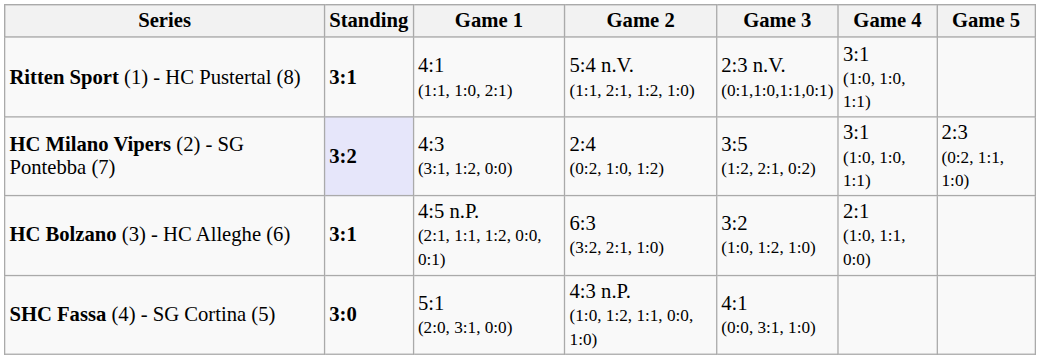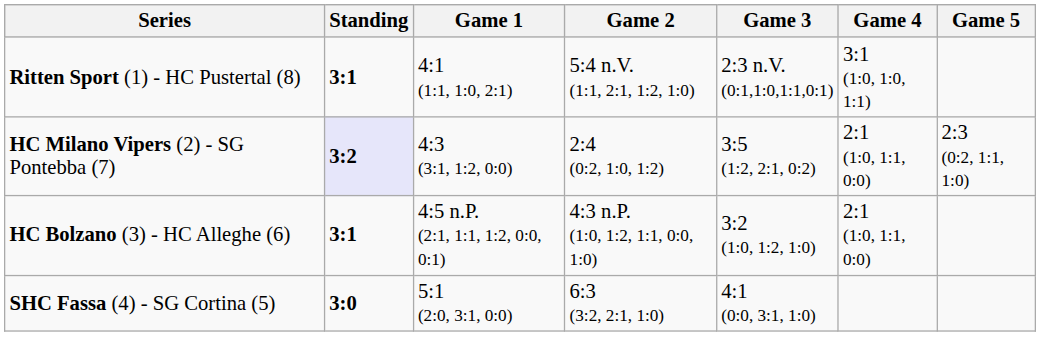(874, 155) 3:1 (1:0, 1:0, 1:1) -> (874, 155) 2:1 (1:0, 1:1, 0:0)
(617, 235) 6:3 (3:2, 2:1, 1:0) -> (631, 235) 4:3 n.P. (1:0, 1:2, 1:1, 0:0, 1:0)
(631, 314) 4:3 n.P. (1:0, 1:2, 1:1, 0:0, 1:0) -> (617, 302) 6:3 (3:2, 2:1, 1:0)
